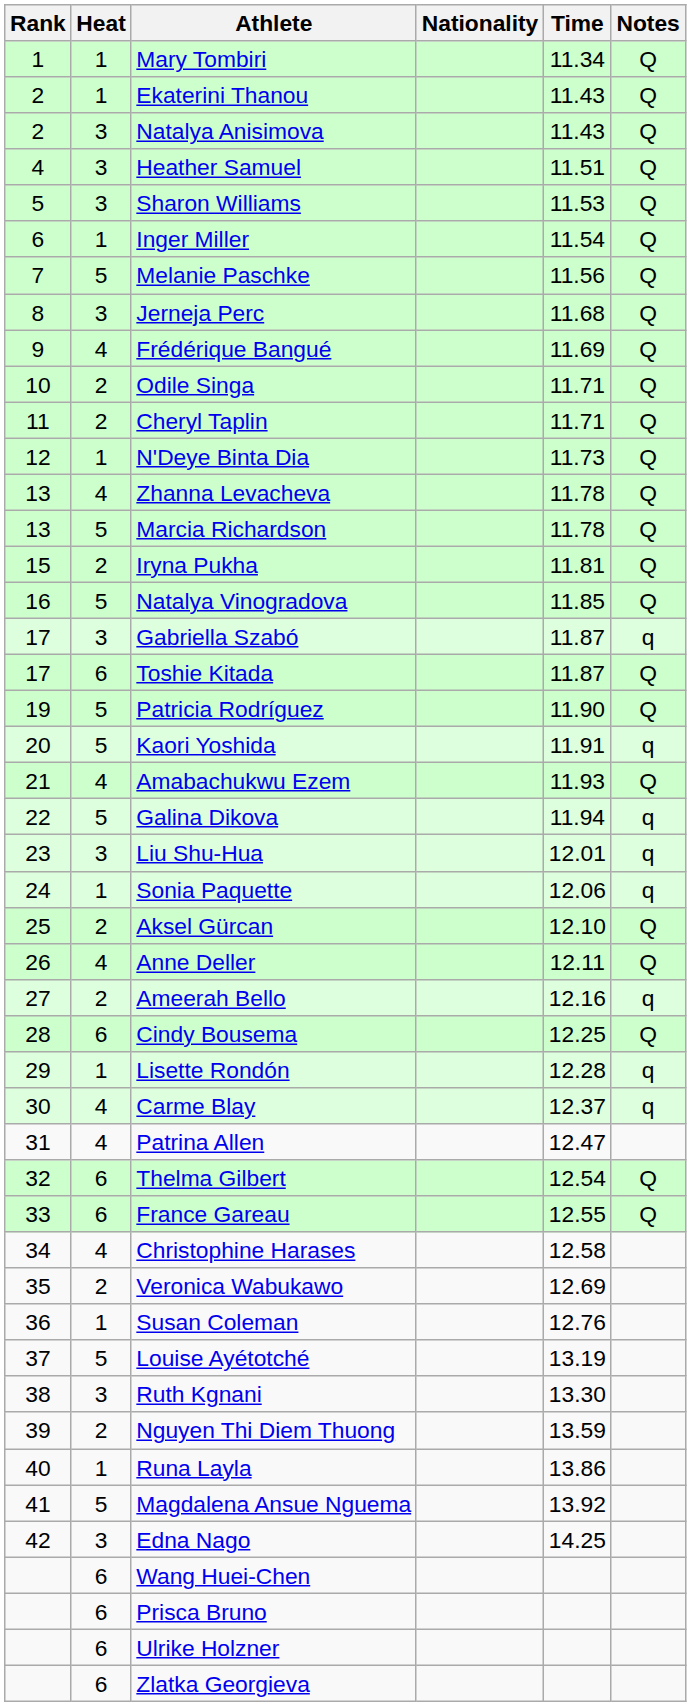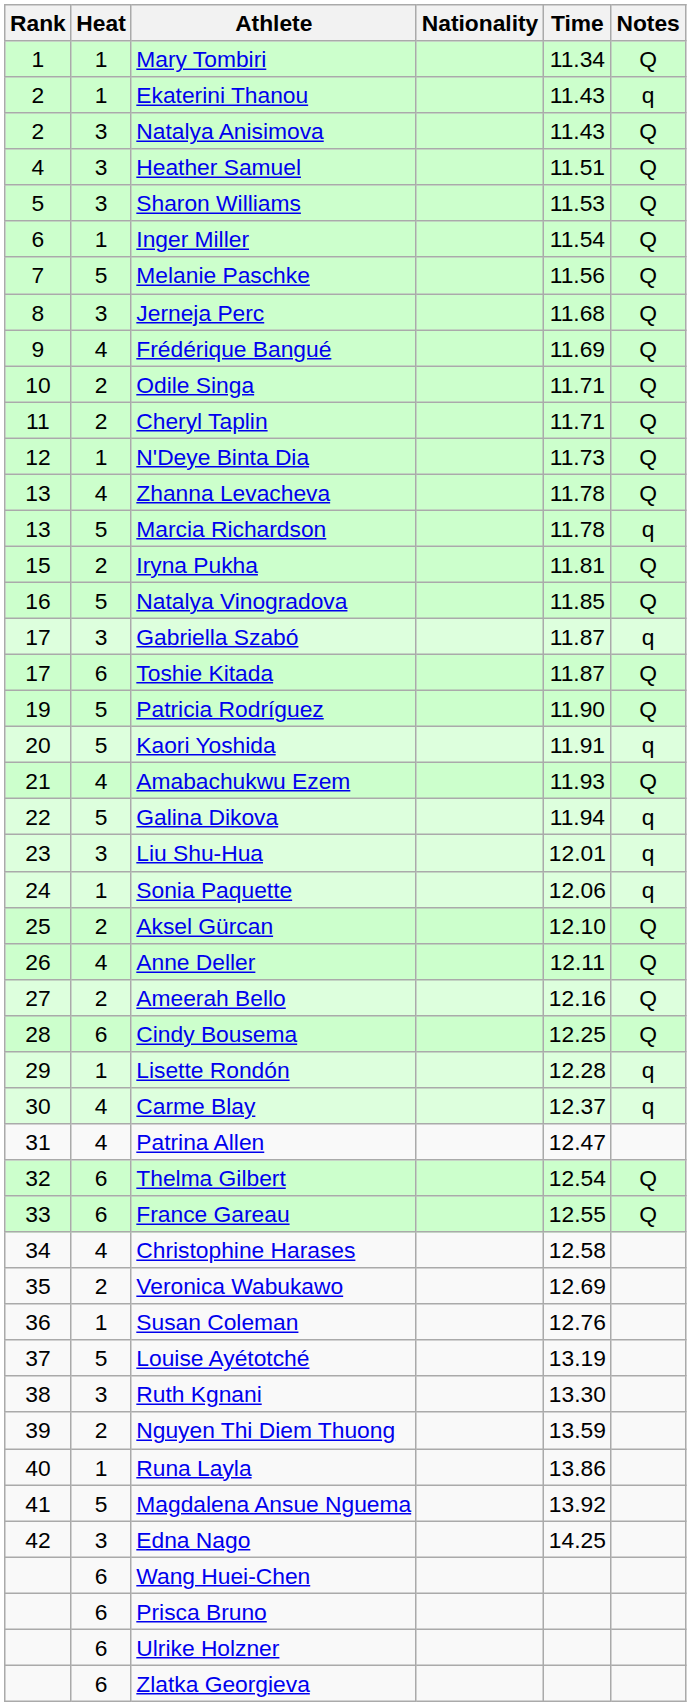(648, 95) Q -> (648, 95) q
(648, 528) Q -> (648, 528) q
(648, 998) q -> (648, 998) Q
